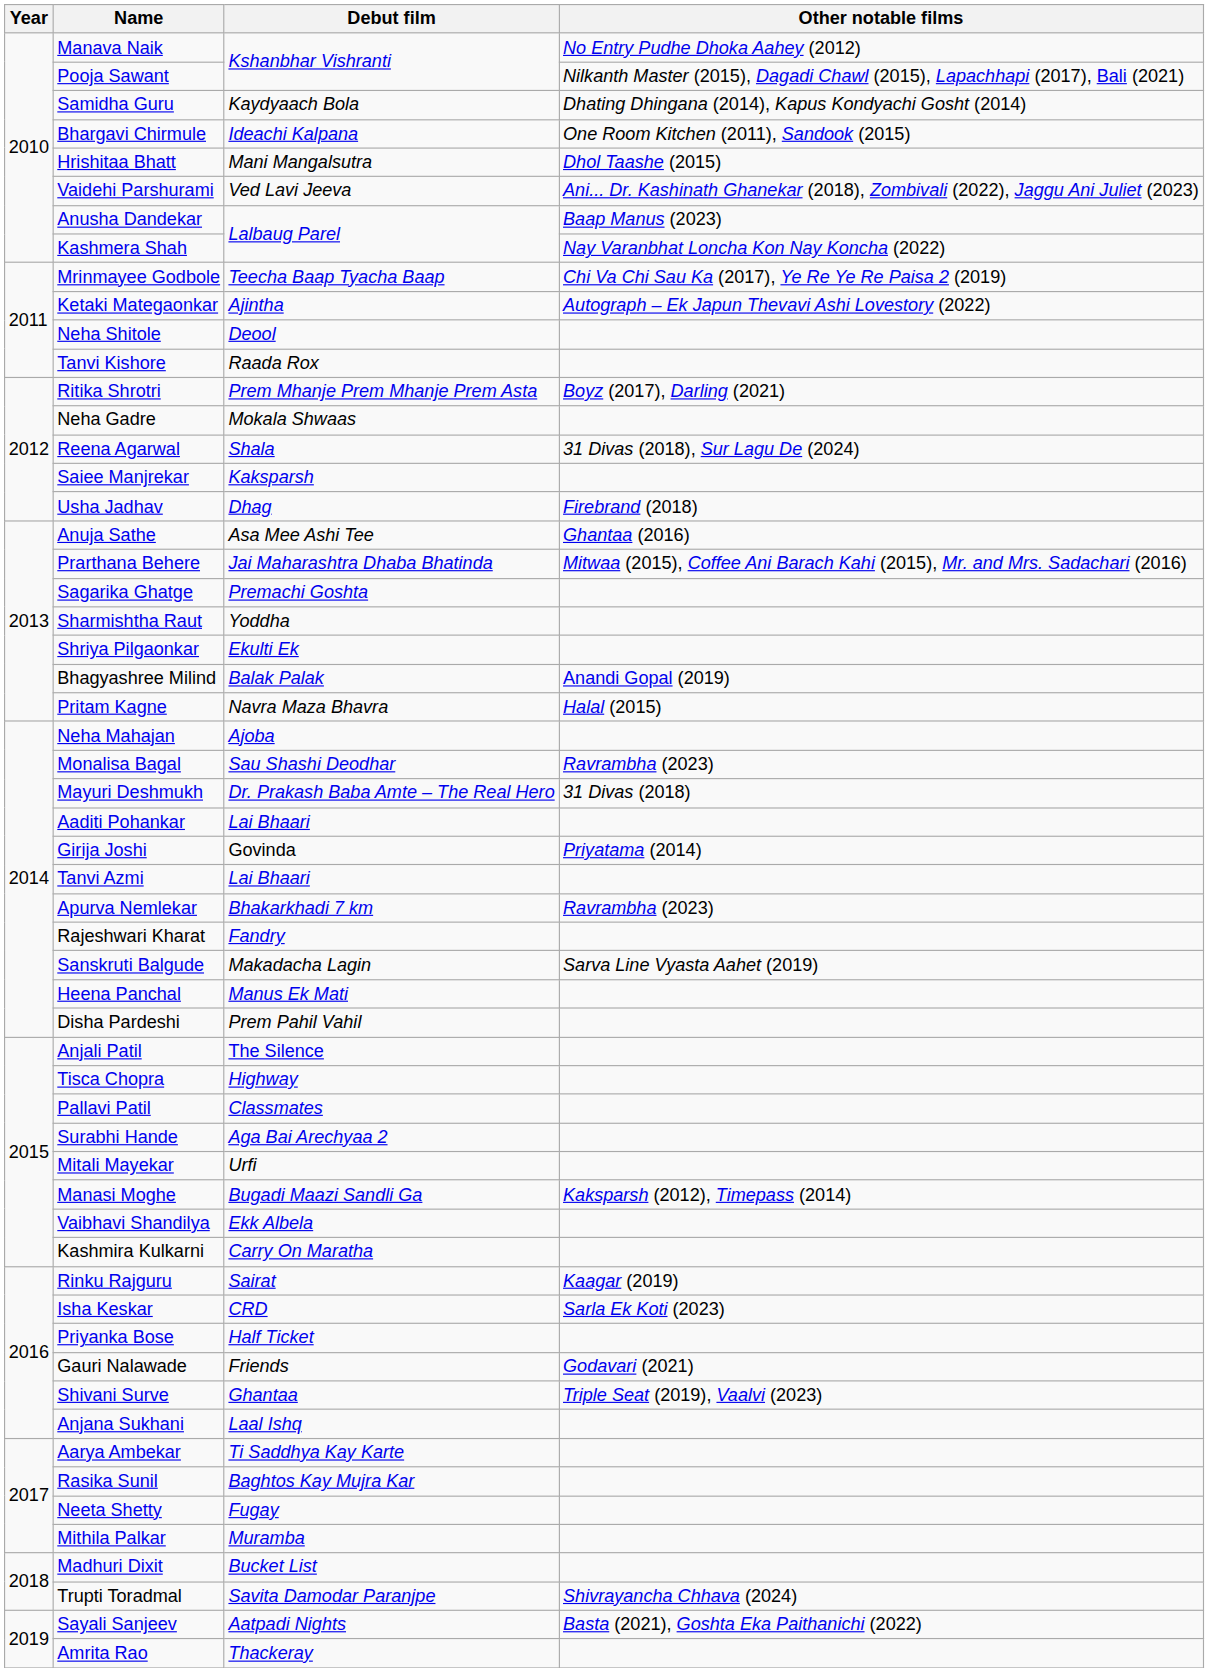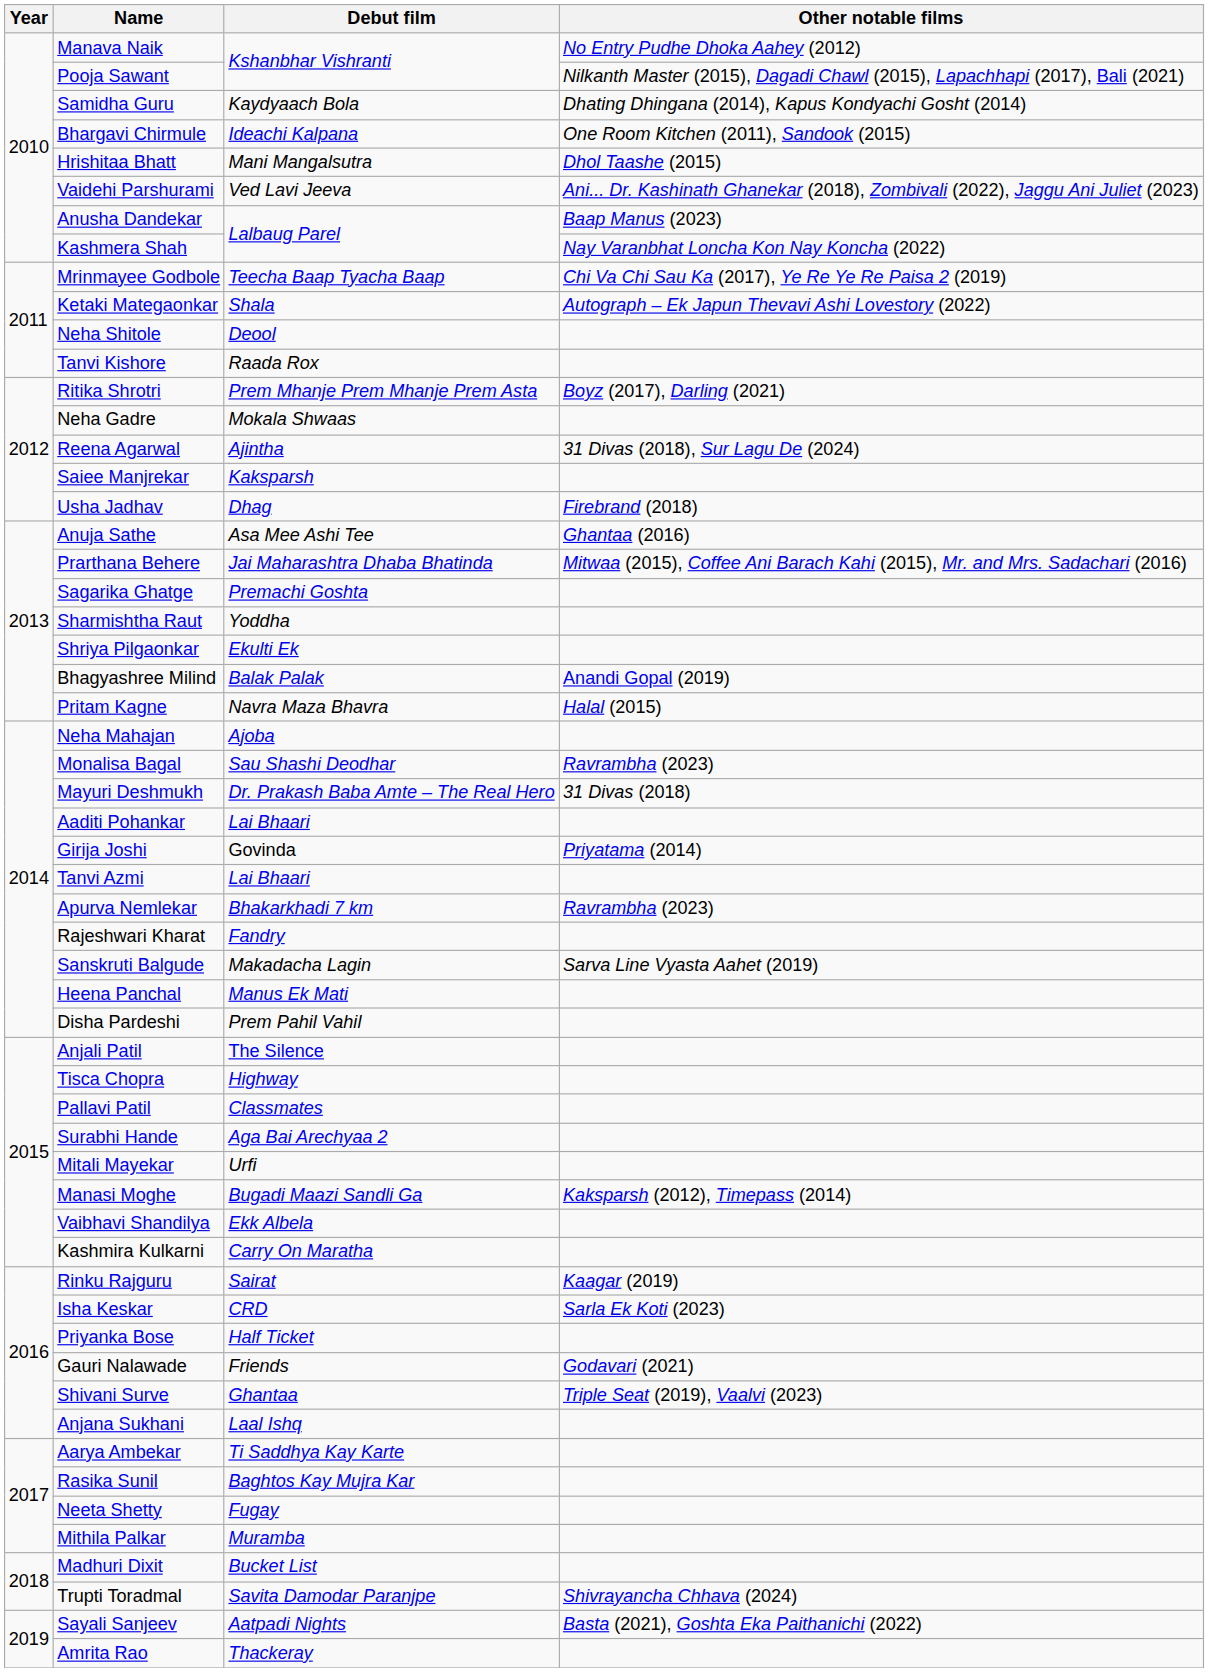(256, 305) Ajintha -> (252, 305) Shala
(252, 448) Shala -> (256, 448) Ajintha
